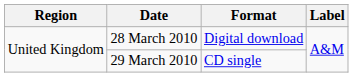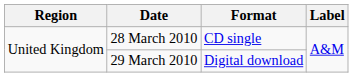(254, 38) Digital download -> (233, 38) CD single
(233, 60) CD single -> (254, 60) Digital download
